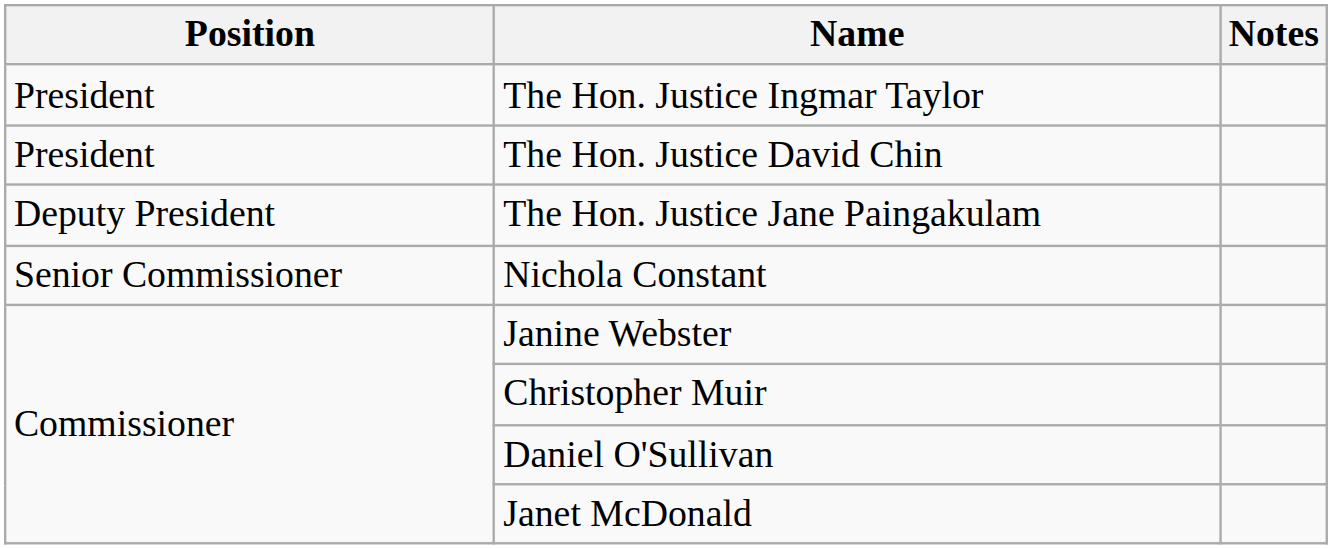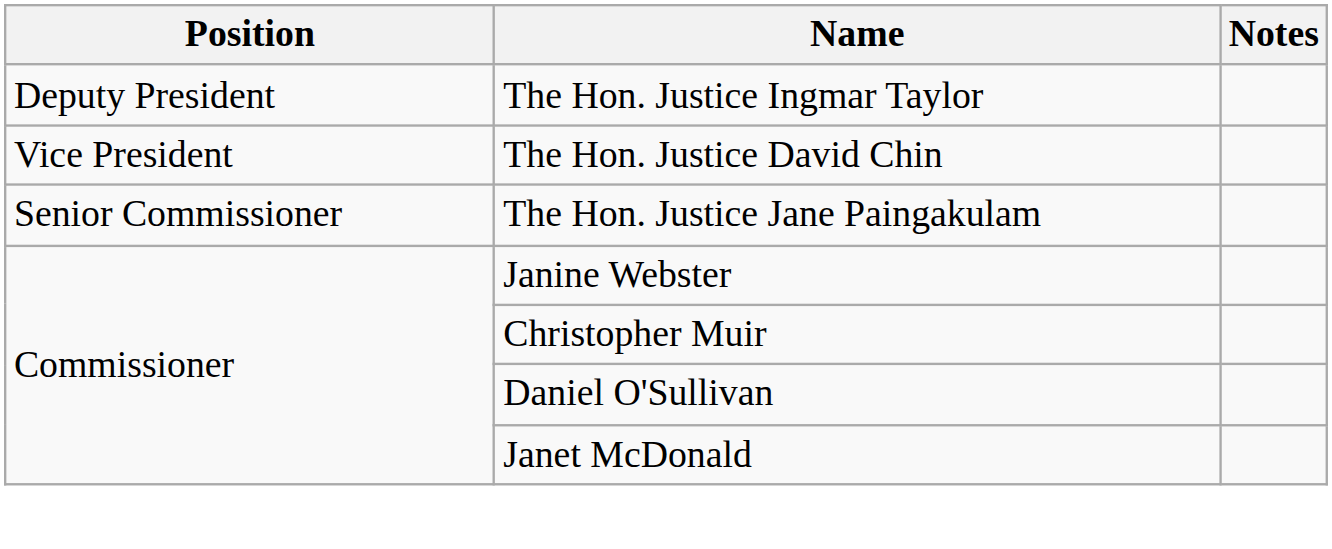(84, 94) President -> (144, 94) Deputy President
(84, 154) President -> (123, 154) Vice President
(144, 214) Deputy President -> (178, 214) Senior Commissioner
- row: (635, 273)
